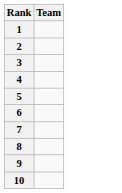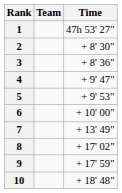+ column: (90, 12)
